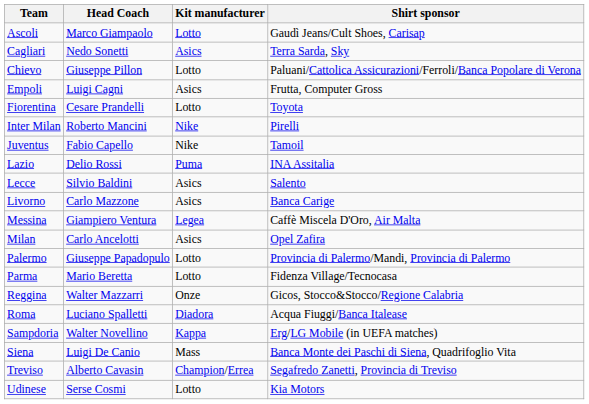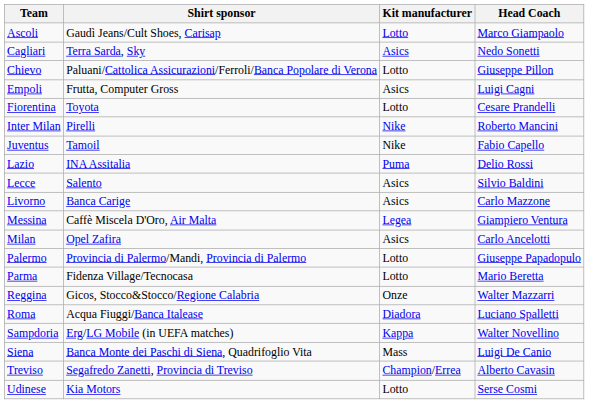columns swapped: (118, 13) <-> (426, 13)
